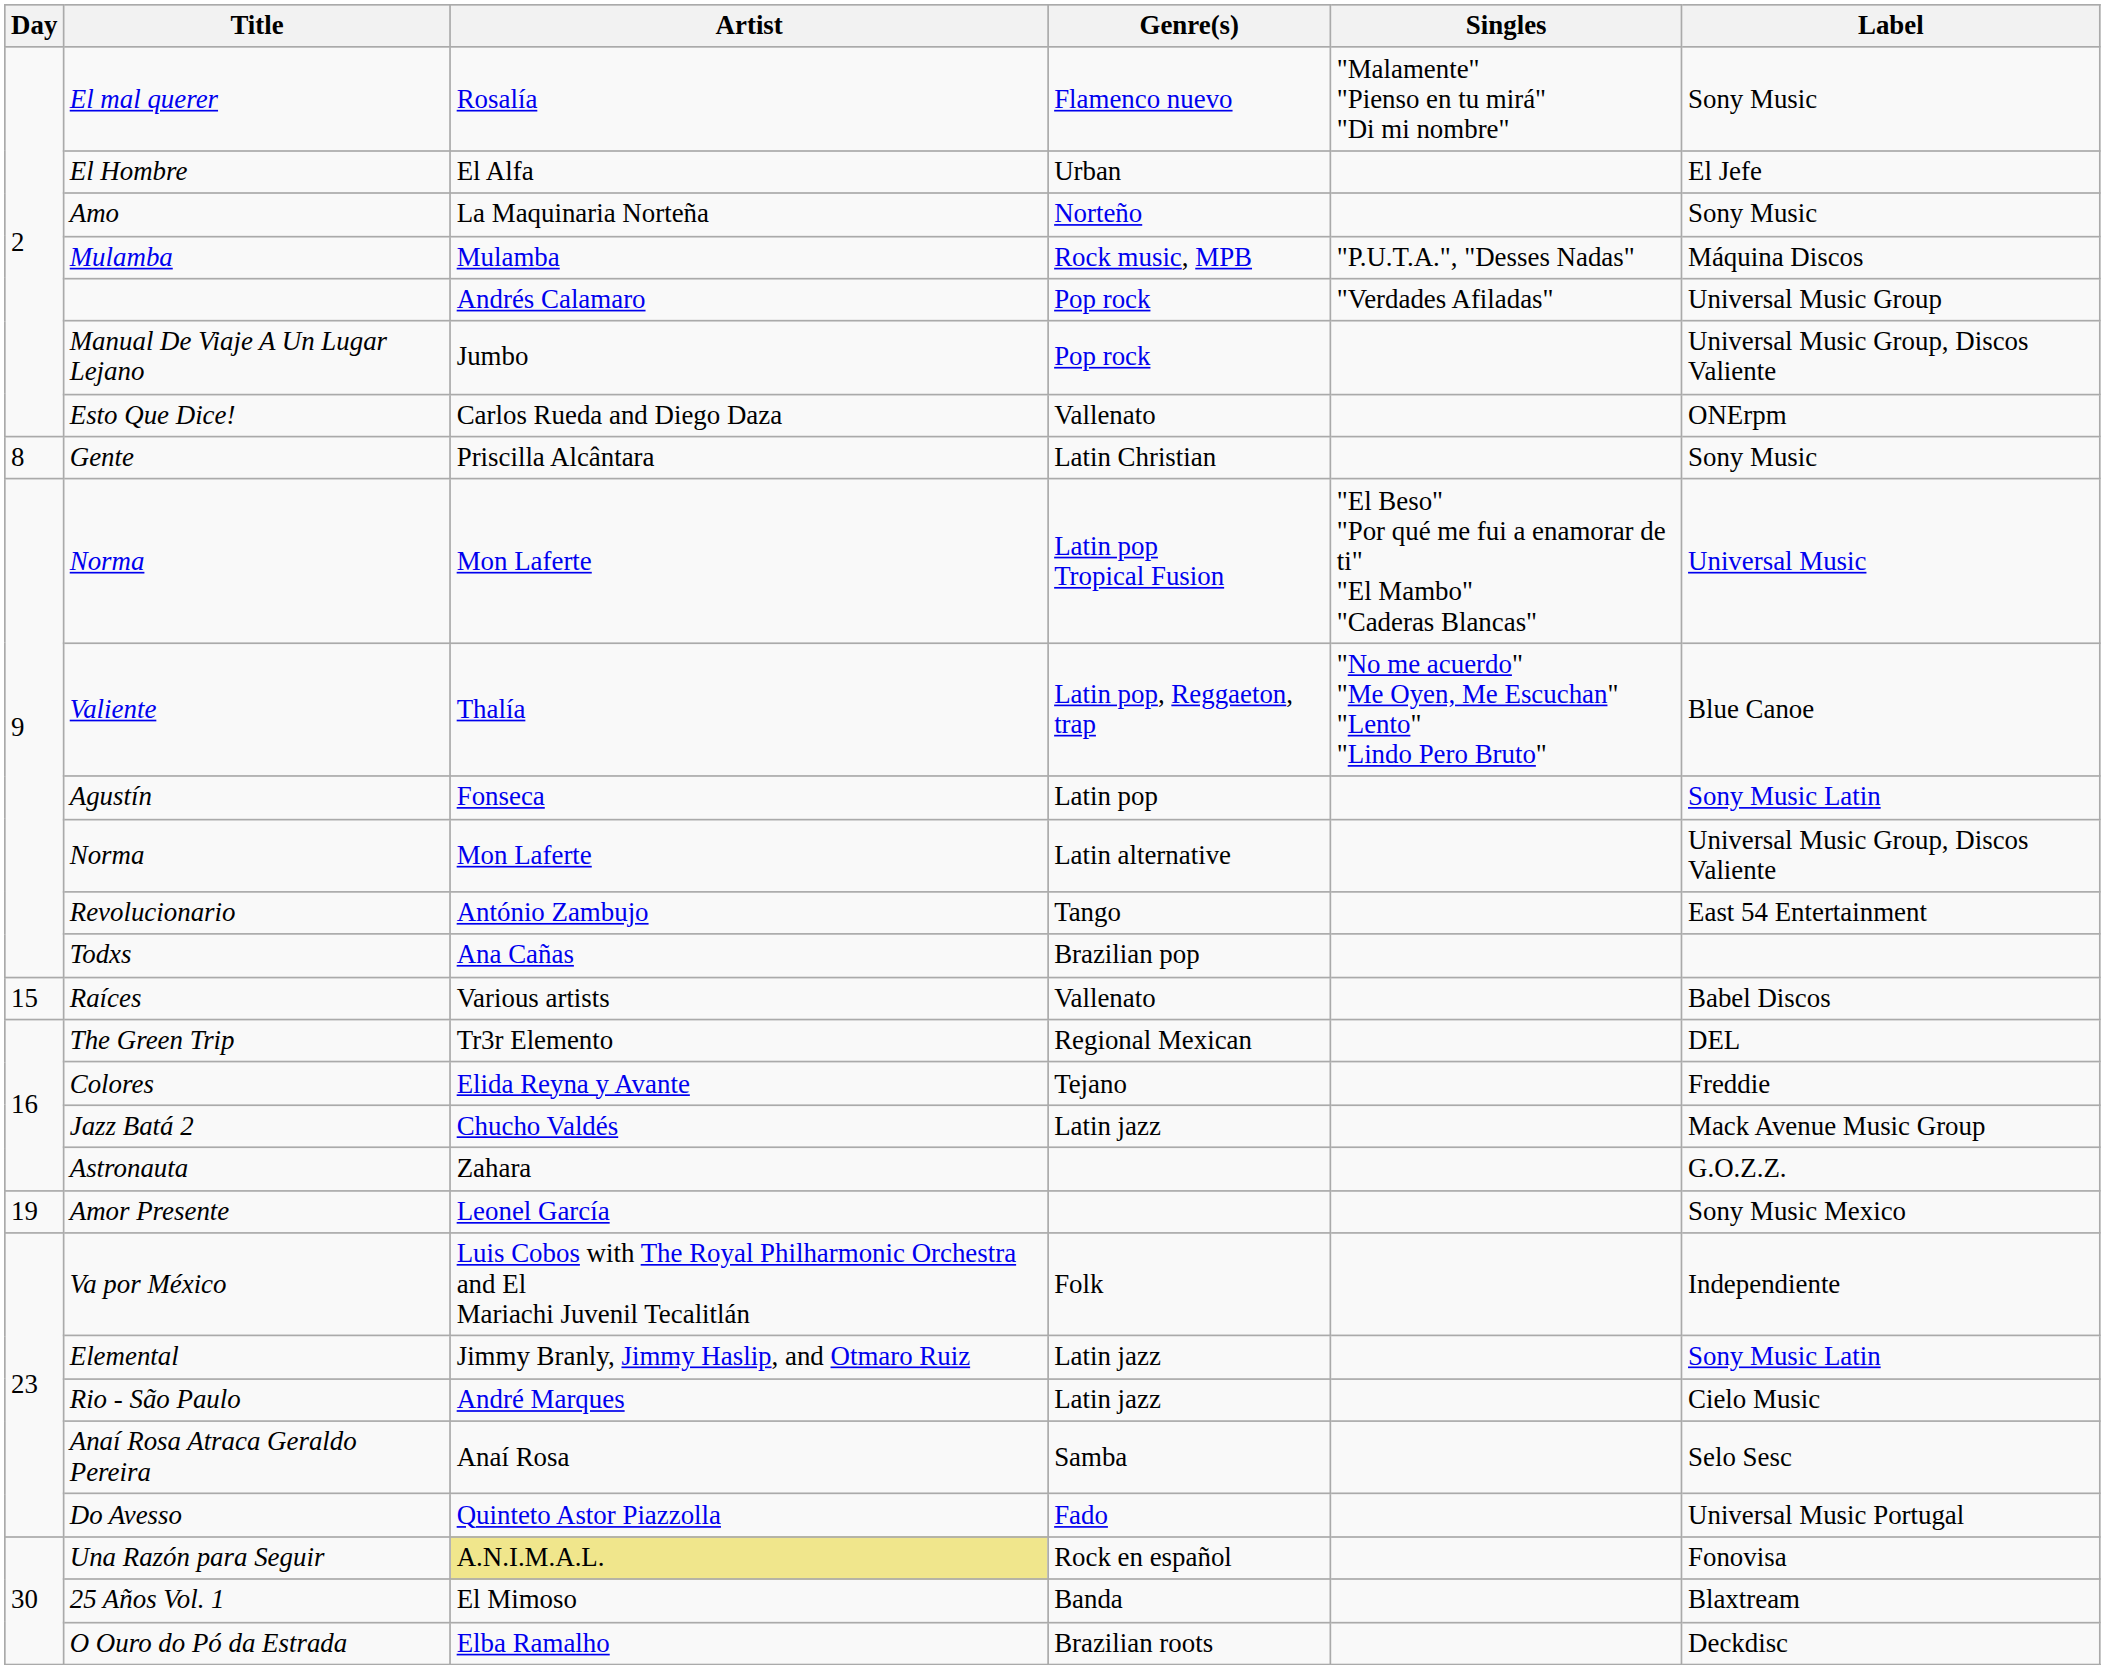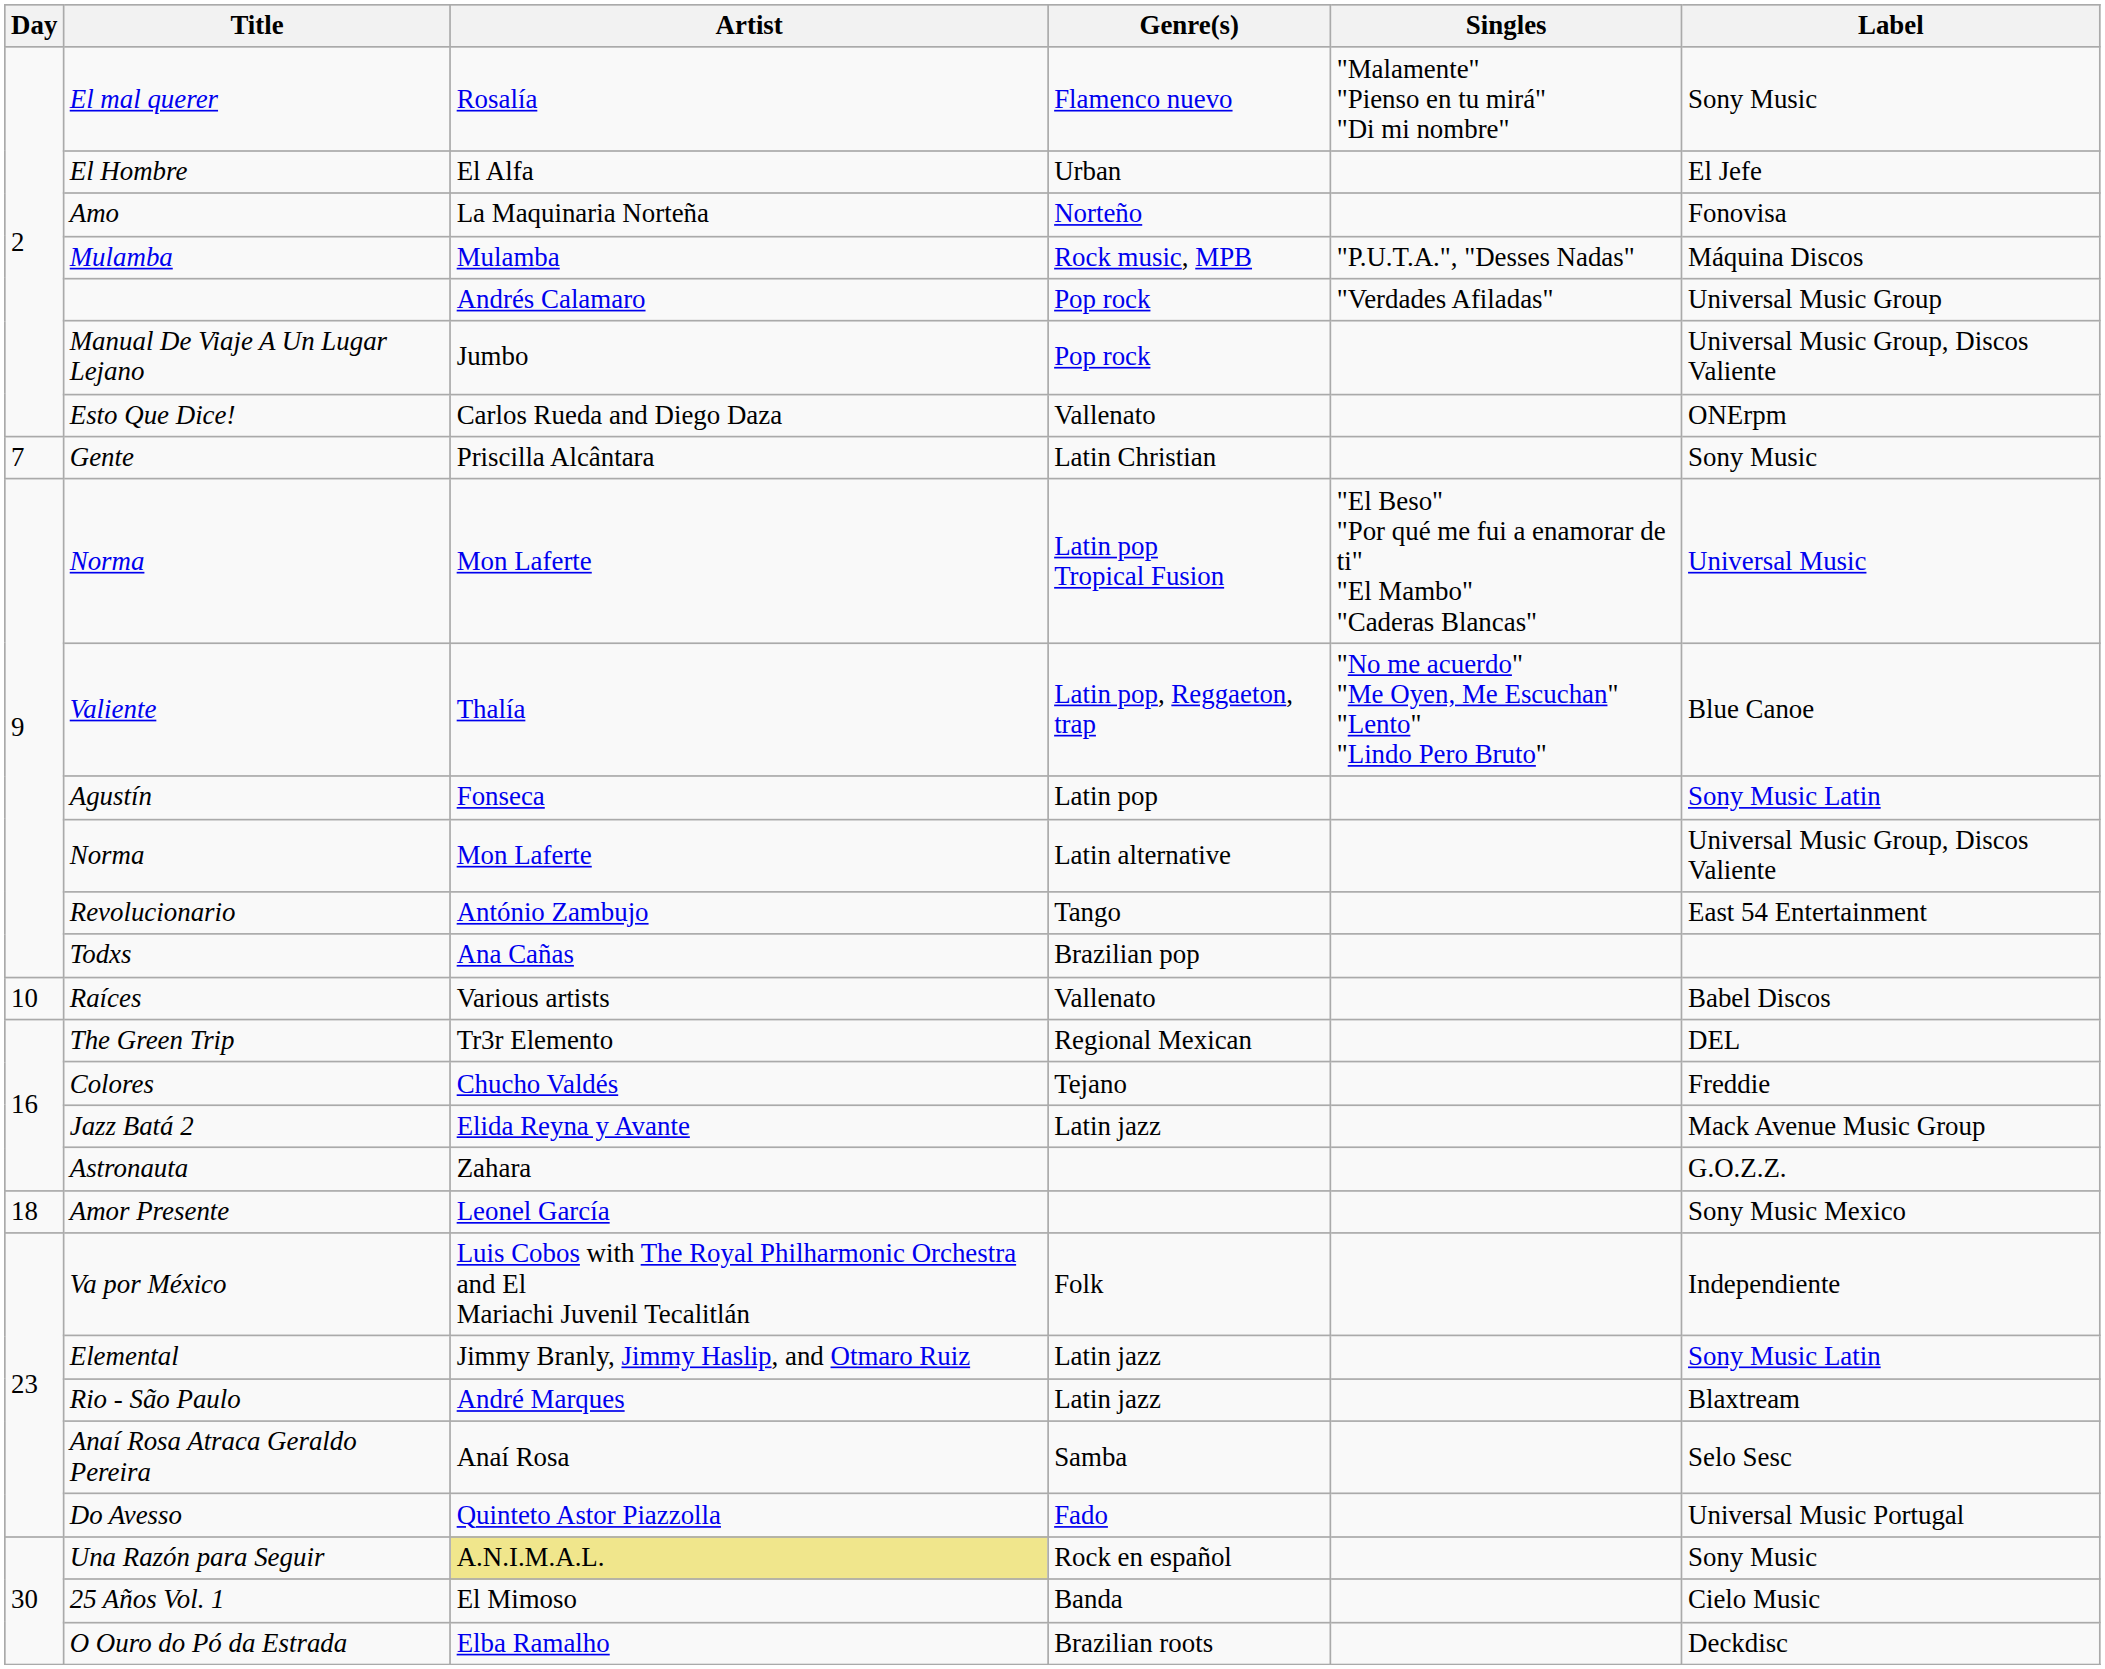(1753, 214) Sony Music -> (1737, 214) Fonovisa
(18, 457) 8 -> (18, 457) 7
(24, 997) 15 -> (24, 997) 10
(573, 1083) Elida Reyna y Avante -> (537, 1083) Chucho Valdés
(537, 1125) Chucho Valdés -> (573, 1125) Elida Reyna y Avante
(24, 1211) 19 -> (24, 1211) 18
(1754, 1399) Cielo Music -> (1744, 1399) Blaxtream
(1737, 1557) Fonovisa -> (1753, 1557) Sony Music
(1744, 1600) Blaxtream -> (1754, 1600) Cielo Music
